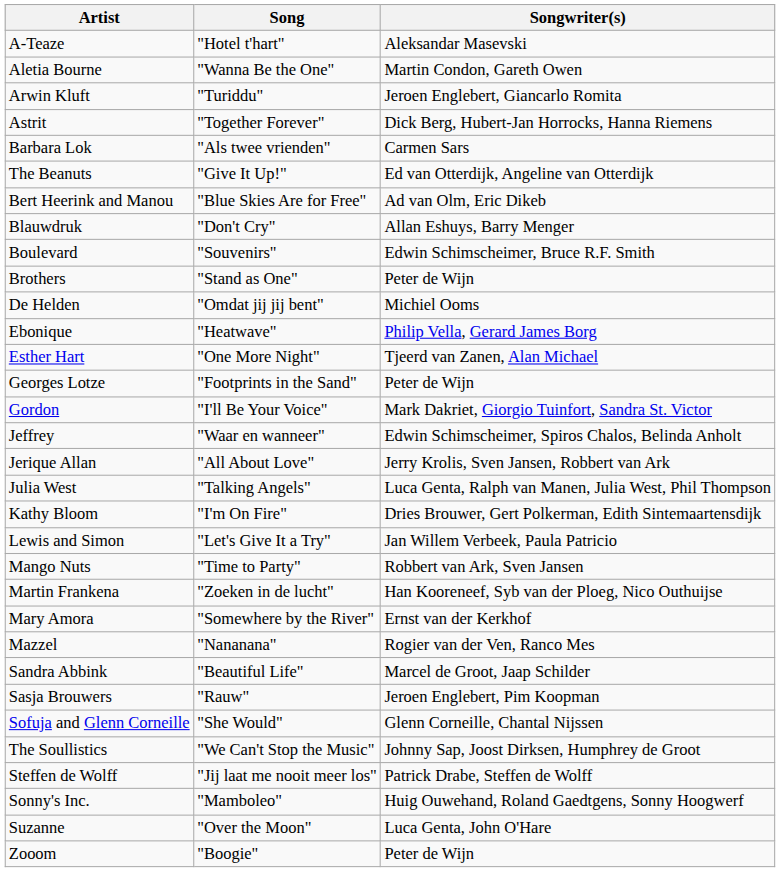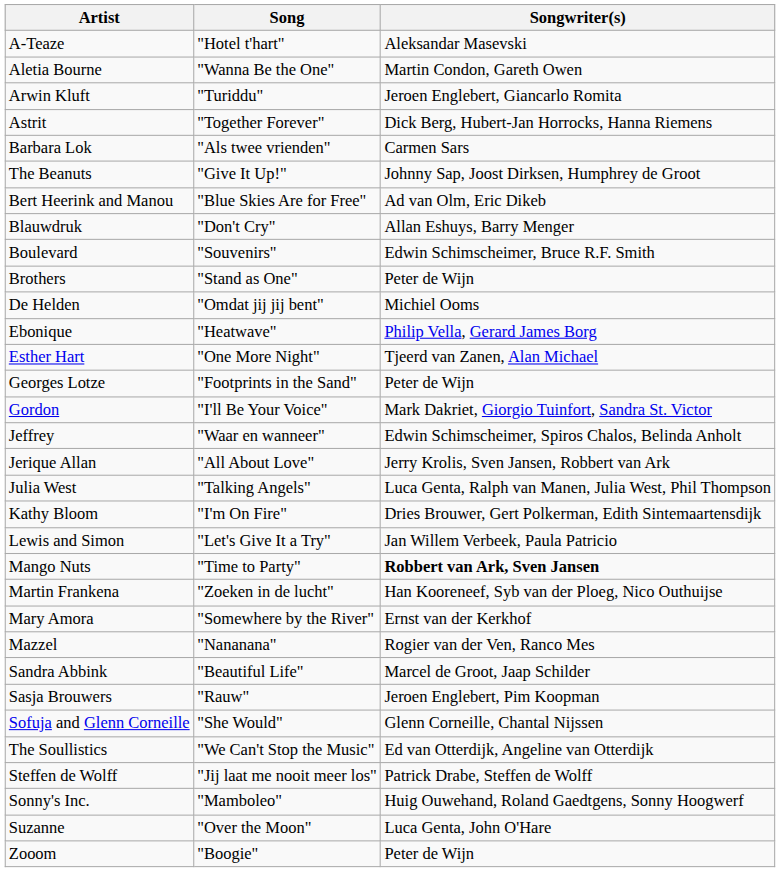(519, 174) Ed van Otterdijk, Angeline van Otterdijk -> (542, 174) Johnny Sap, Joost Dirksen, Humphrey de Groot
(484, 566) normal -> (492, 566) bold
(542, 749) Johnny Sap, Joost Dirksen, Humphrey de Groot -> (519, 749) Ed van Otterdijk, Angeline van Otterdijk
